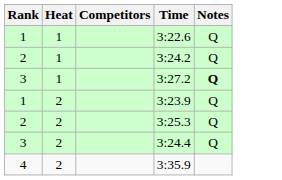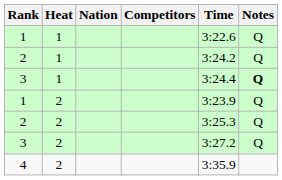+ column: (98, 15)
(174, 79) 3:27.2 -> (219, 79) 3:24.4
(174, 143) 3:24.4 -> (219, 143) 3:27.2
